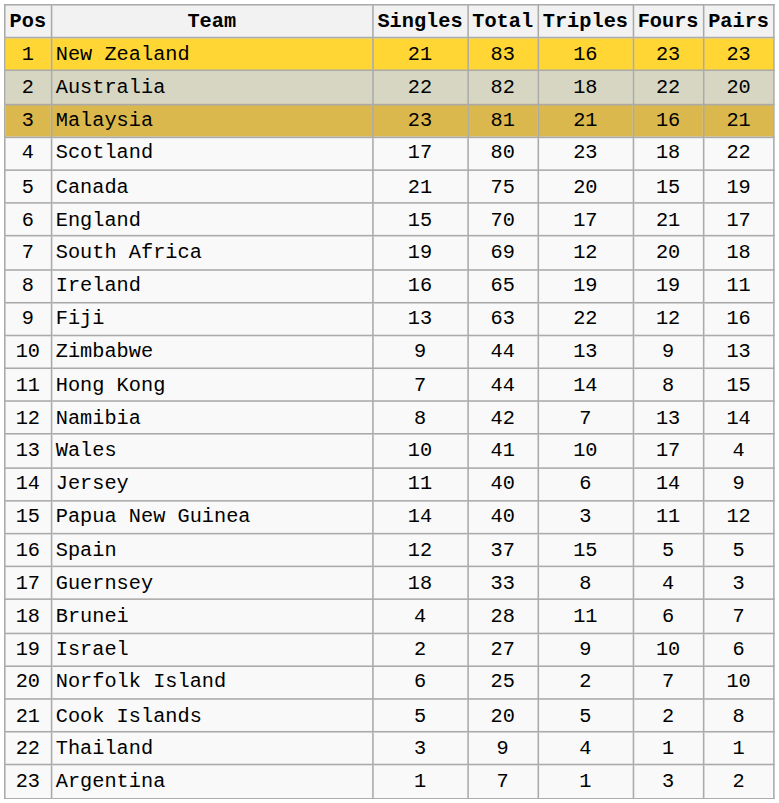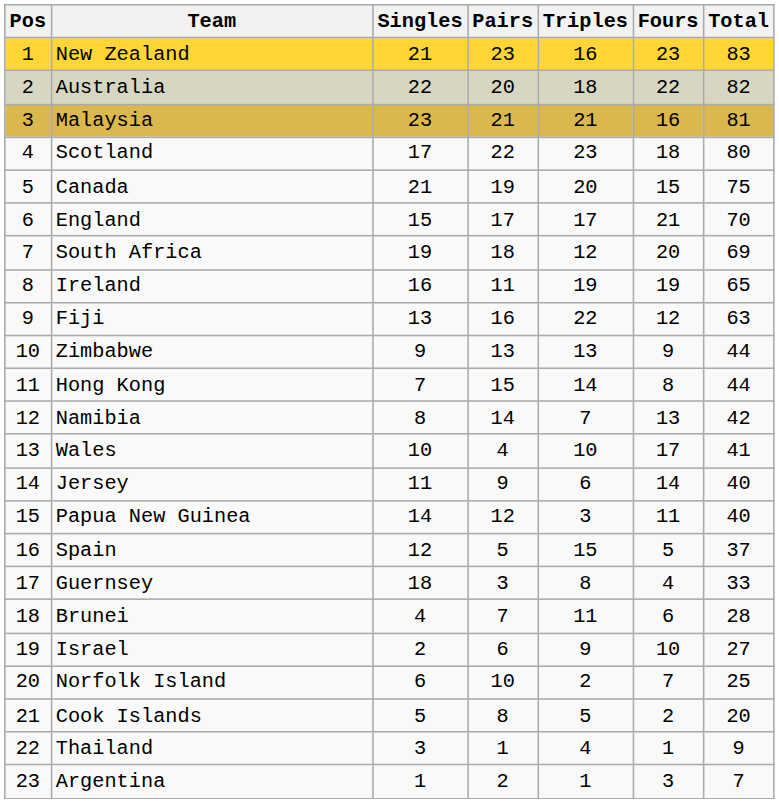columns swapped: (739, 21) <-> (503, 21)
